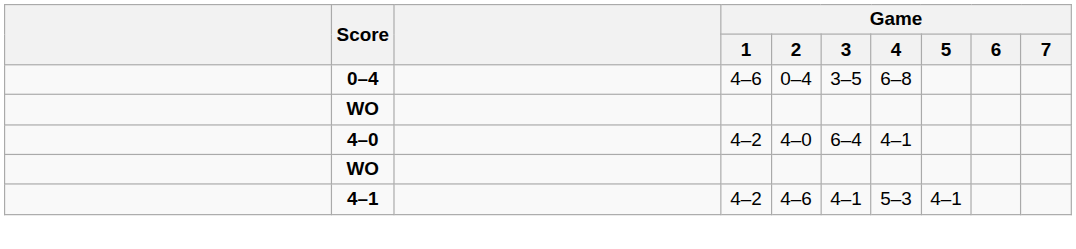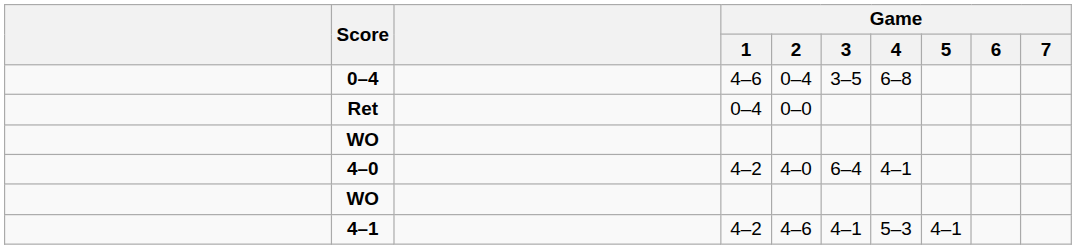+ row: (363, 109)
